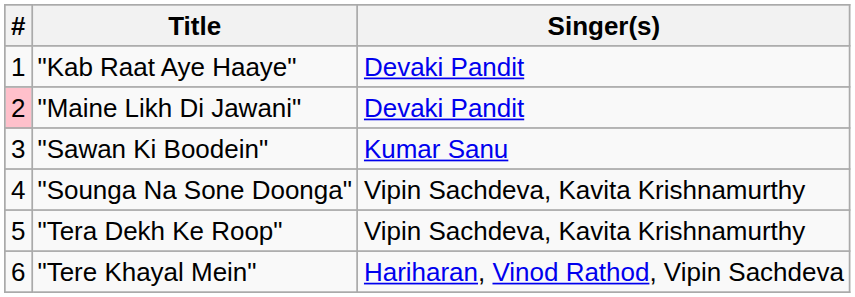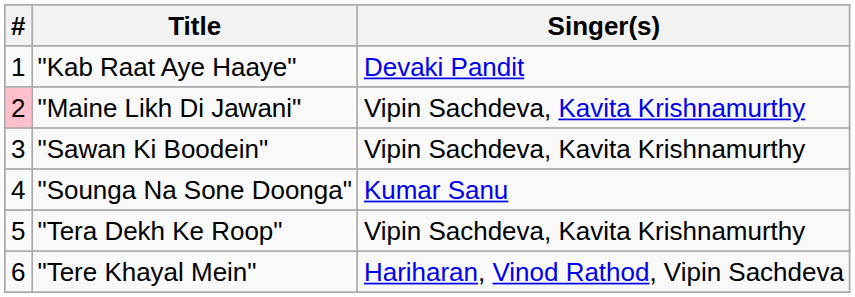(444, 108) Devaki Pandit -> (585, 108) Vipin Sachdeva, Kavita Krishnamurthy
(436, 149) Kumar Sanu -> (585, 149) Vipin Sachdeva, Kavita Krishnamurthy
(585, 190) Vipin Sachdeva, Kavita Krishnamurthy -> (436, 190) Kumar Sanu
